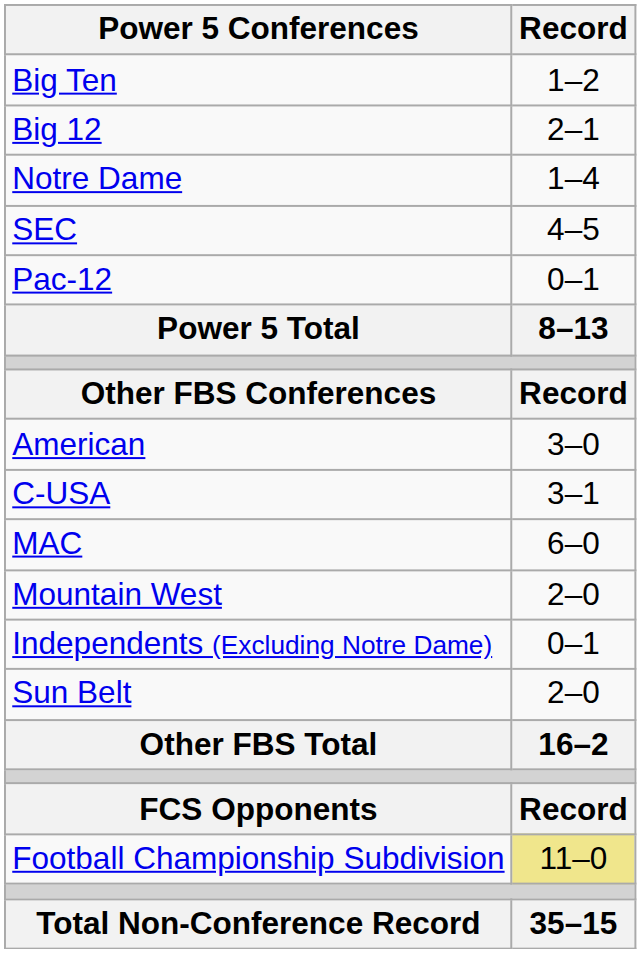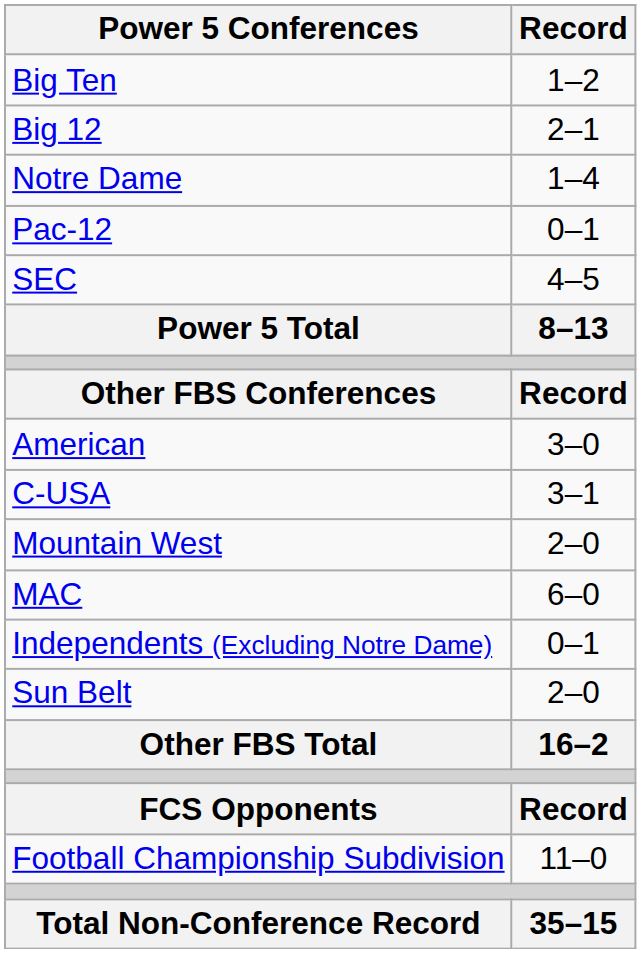rows swapped: (62, 279) <-> (45, 229)
rows swapped: (47, 543) <-> (117, 593)
(573, 858) khaki background -> (573, 858) no background
